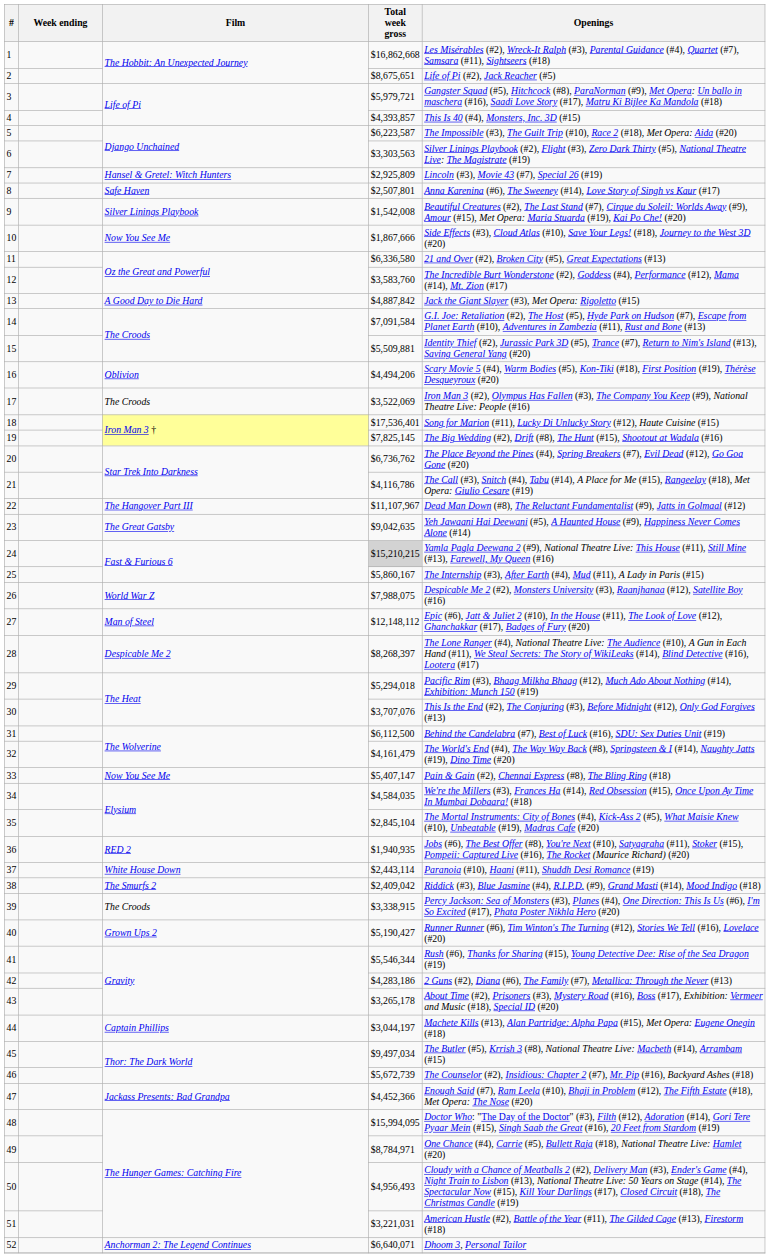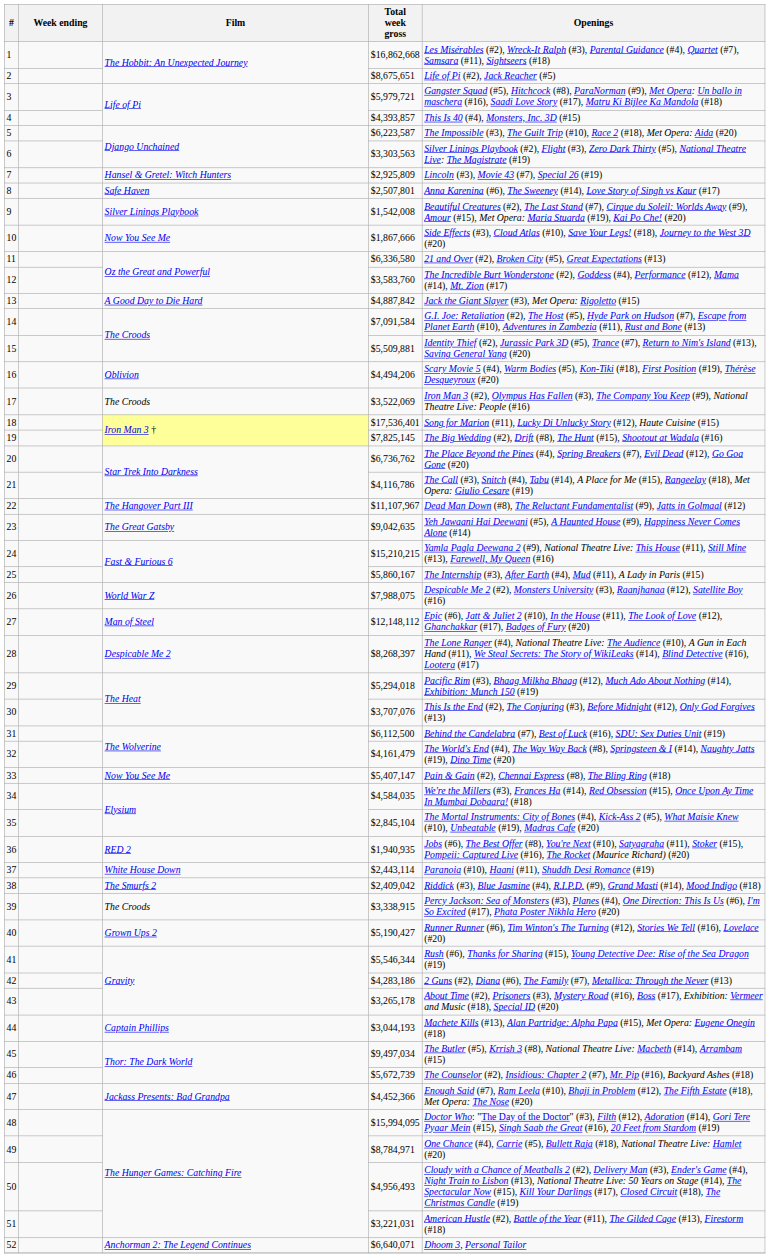(395, 553) lightgrey background -> (395, 553) no background
(393, 1028) $3,044,197 -> (393, 1028) $3,044,193
